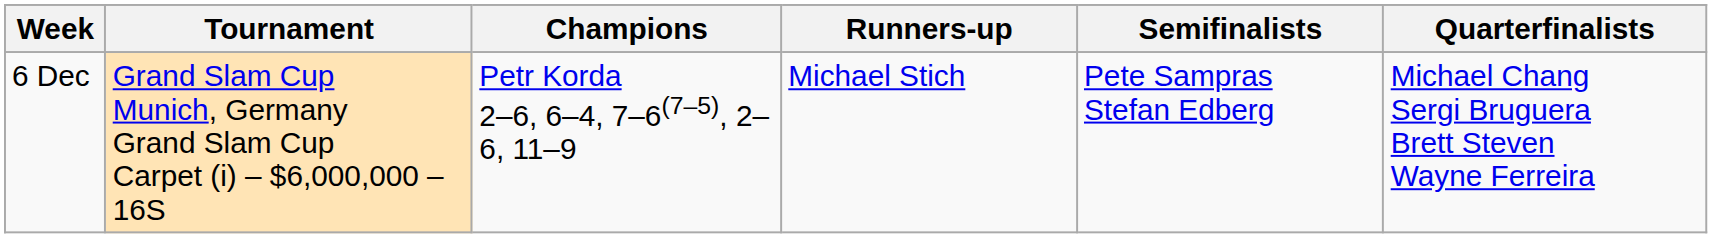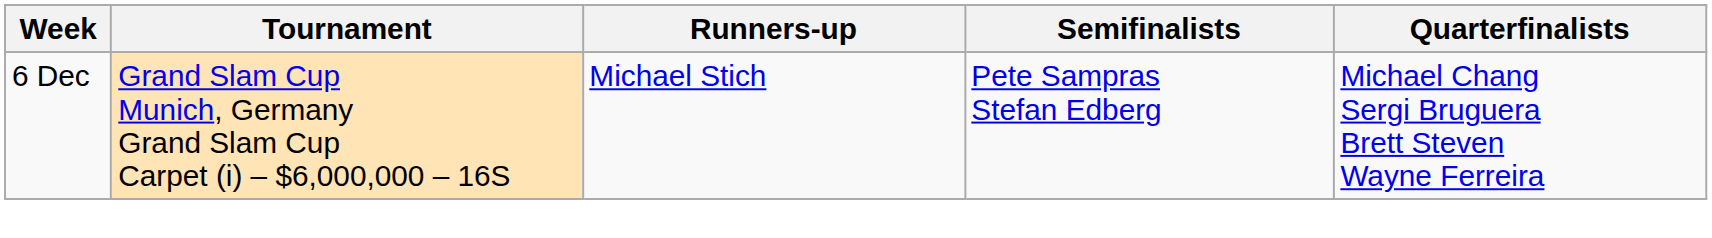- column: (627, 29)
